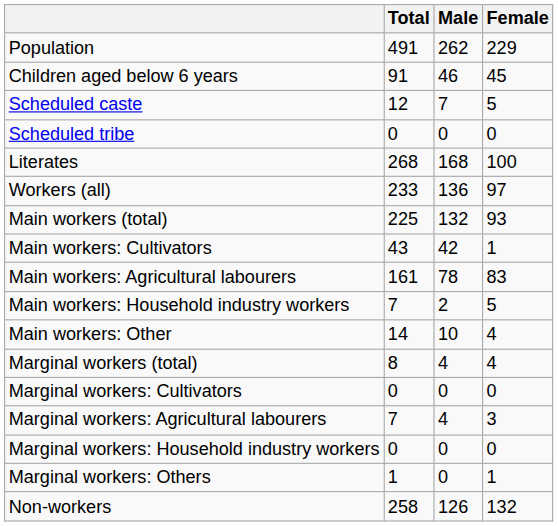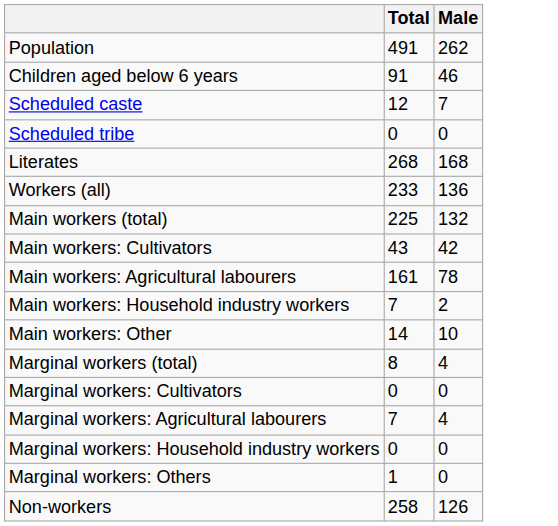- column: (518, 18)
